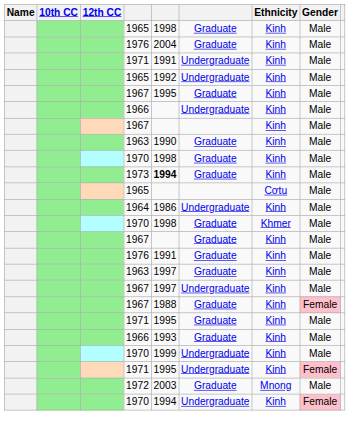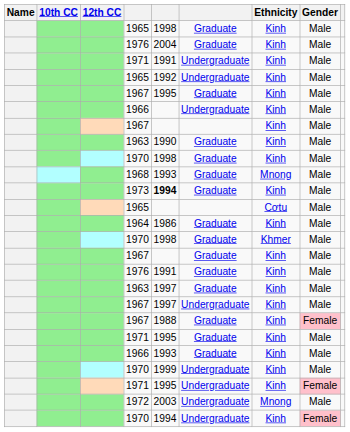+ row: (21, 175)
(215, 207) Undergraduate -> (215, 223) Graduate
(215, 386) Graduate -> (215, 402) Undergraduate
